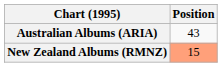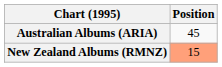(194, 33) 43 -> (194, 33) 45
